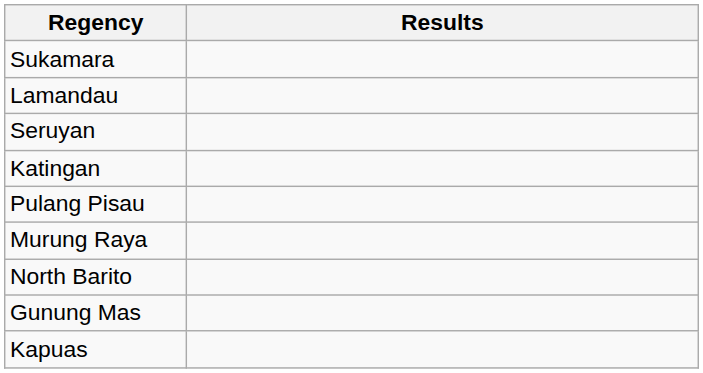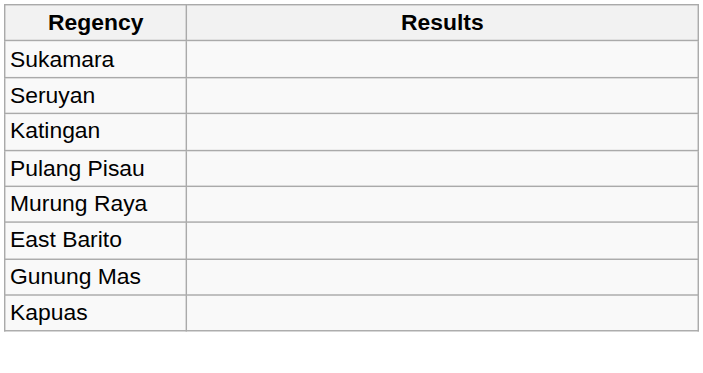- row: (64, 95)
+ row: (66, 240)
- row: (71, 276)
